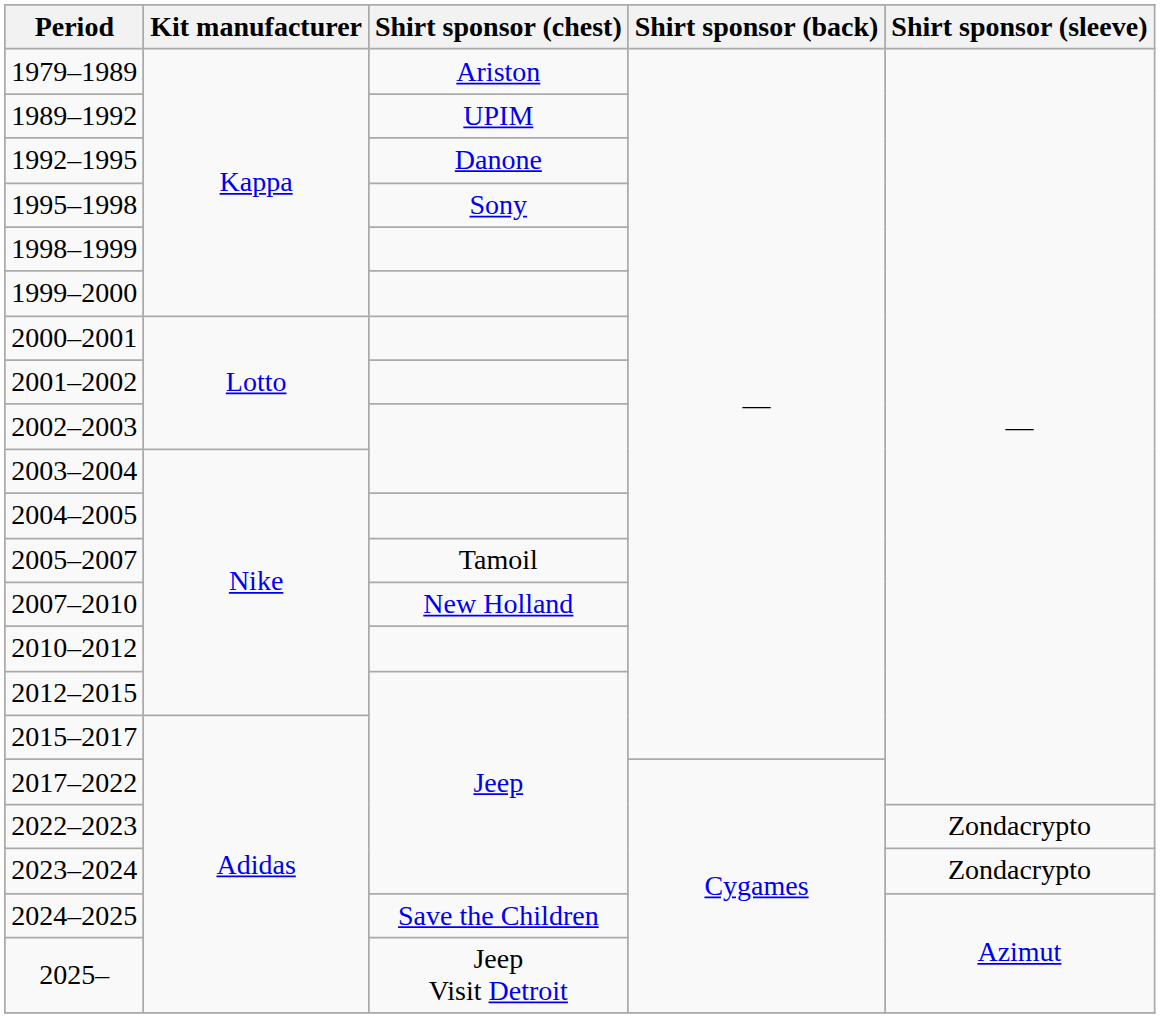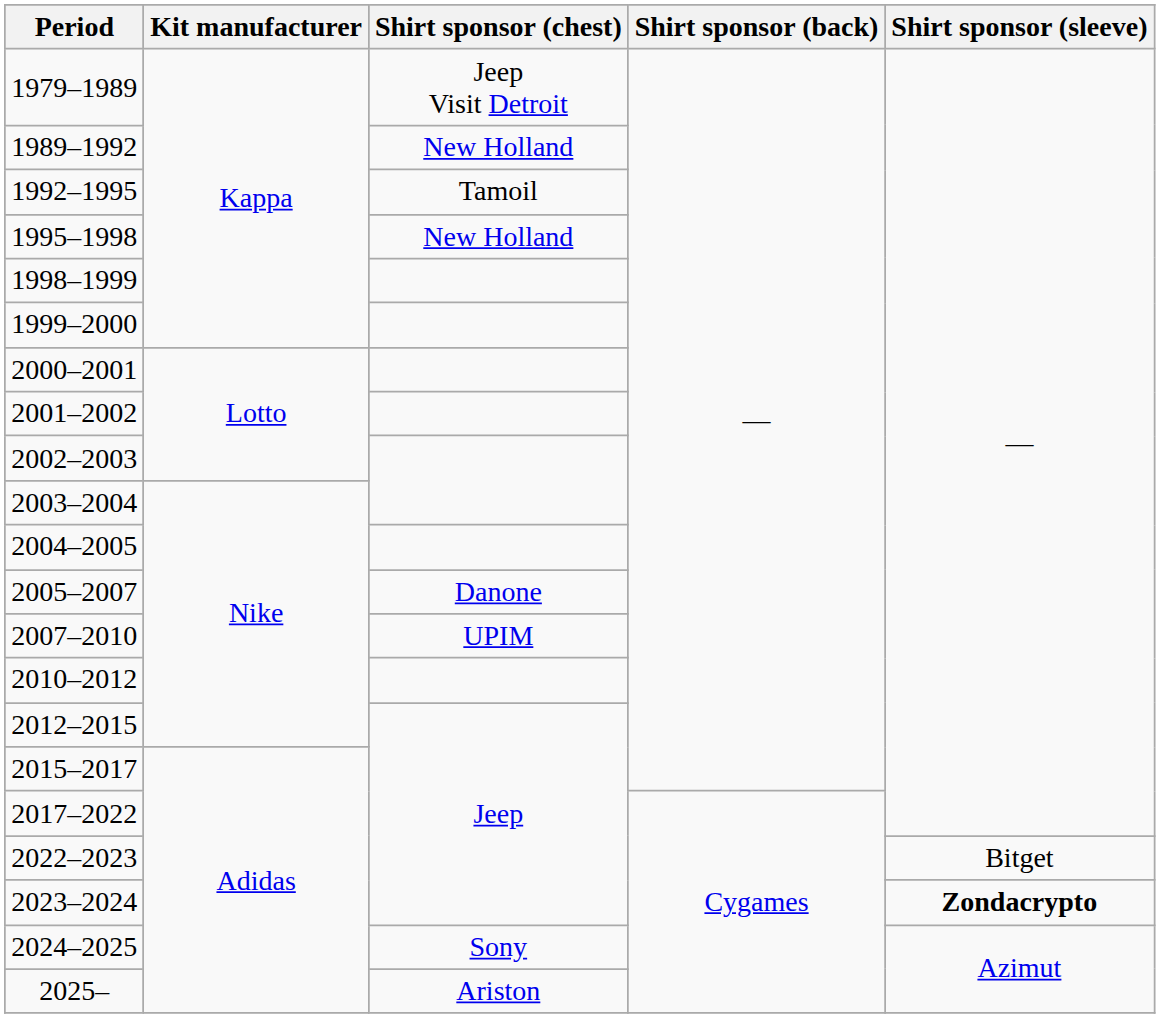(498, 71) Ariston -> (498, 86) Jeep Visit Detroit
(498, 115) UPIM -> (498, 147) New Holland
(498, 159) Danone -> (498, 191) Tamoil
(498, 204) Sony -> (498, 235) New Holland
(498, 559) Tamoil -> (498, 591) Danone
(498, 603) New Holland -> (498, 635) UPIM
(1019, 826) Zondacrypto -> (1019, 857) Bitget
(1019, 870) normal -> (1019, 901) bold
(498, 914) Save the Children -> (498, 946) Sony
(498, 974) Jeep Visit Detroit -> (498, 990) Ariston
